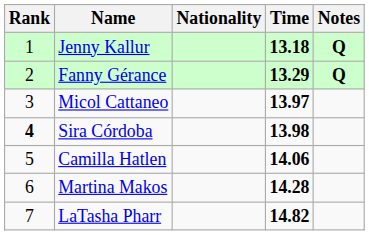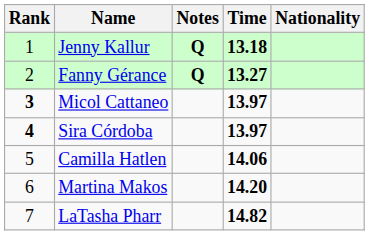columns swapped: (219, 18) <-> (339, 18)
(290, 74) 13.29 -> (247, 74) 13.27
(29, 103) normal -> (29, 103) bold
(290, 131) 13.98 -> (247, 131) 13.97
(290, 187) 14.28 -> (247, 187) 14.20
